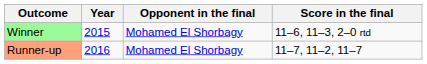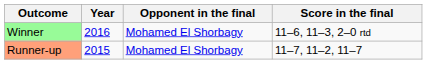(97, 31) 2015 -> (97, 31) 2016
(97, 50) 2016 -> (97, 50) 2015
